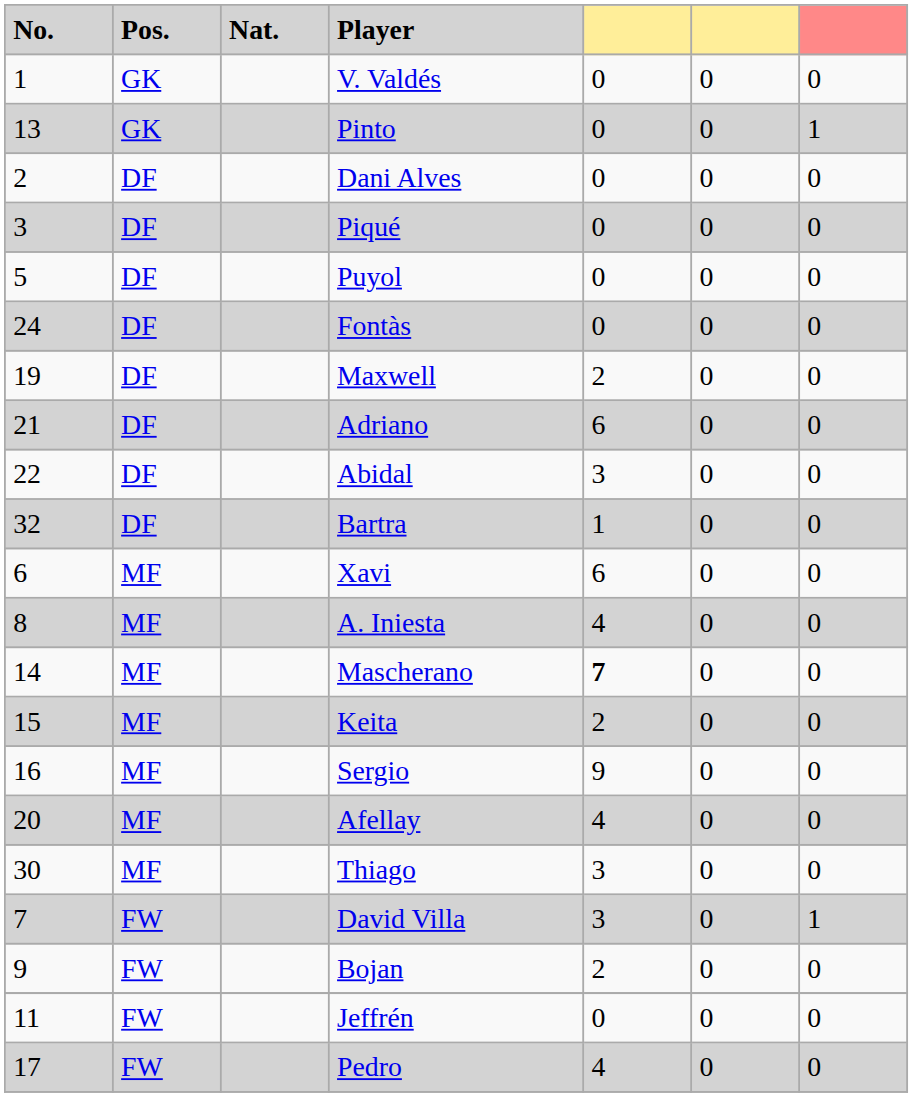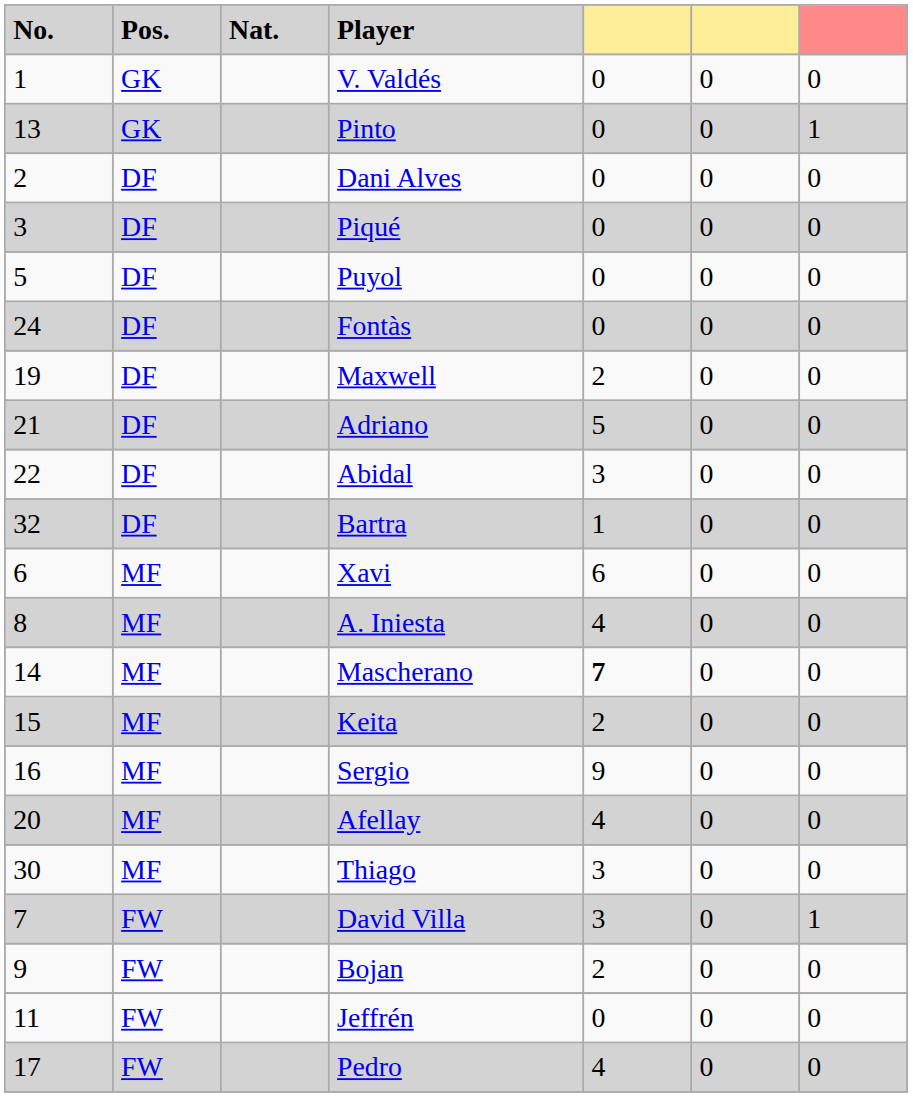(598, 424) 6 -> (598, 424) 5
